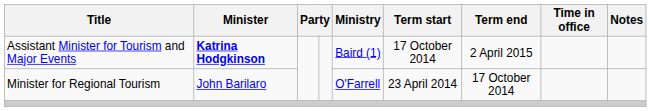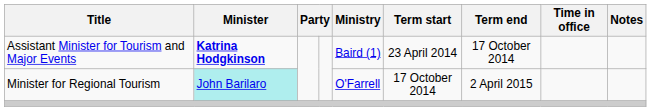(423, 52) 17 October 2014 -> (423, 52) 23 April 2014
(501, 52) 2 April 2015 -> (501, 52) 17 October 2014
(231, 84) no background -> (231, 84) paleturquoise background
(423, 84) 23 April 2014 -> (423, 84) 17 October 2014
(501, 84) 17 October 2014 -> (501, 84) 2 April 2015
